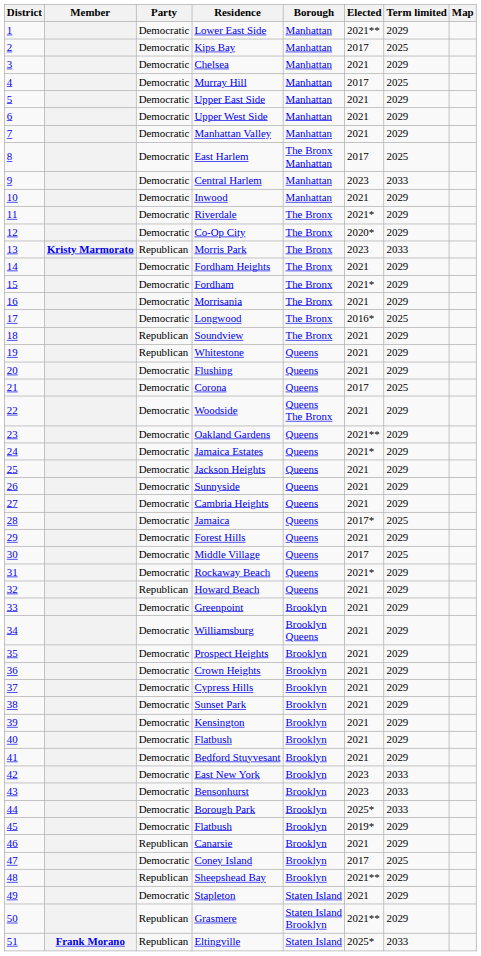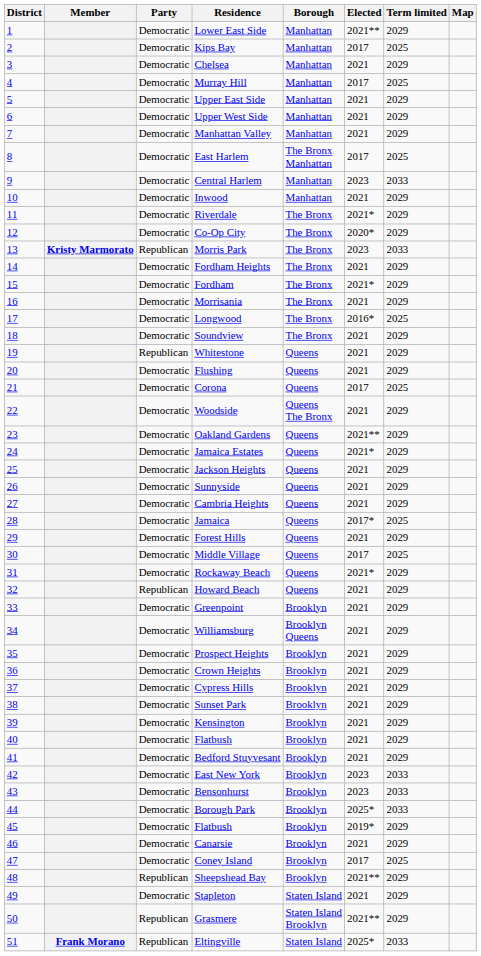(163, 335) Republican -> (164, 335) Democratic
(163, 843) Republican -> (164, 843) Democratic
